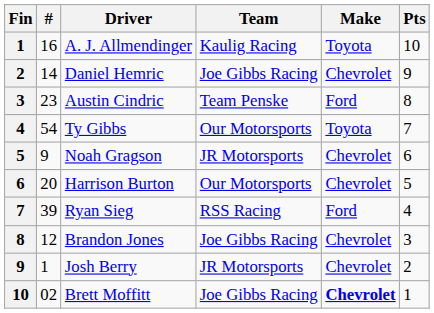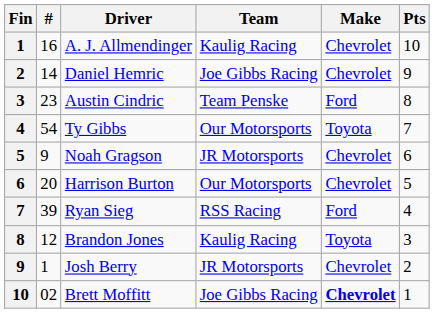(348, 46) Toyota -> (358, 46) Chevrolet
(259, 239) Joe Gibbs Racing -> (248, 239) Kaulig Racing
(358, 239) Chevrolet -> (348, 239) Toyota
